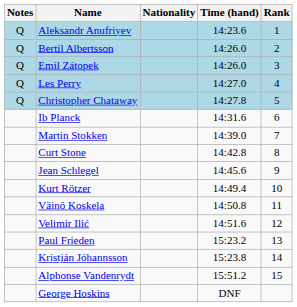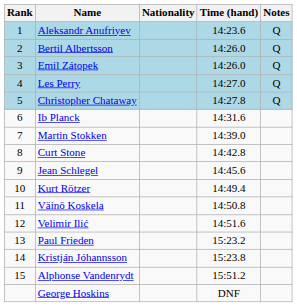columns swapped: (277, 13) <-> (20, 13)
